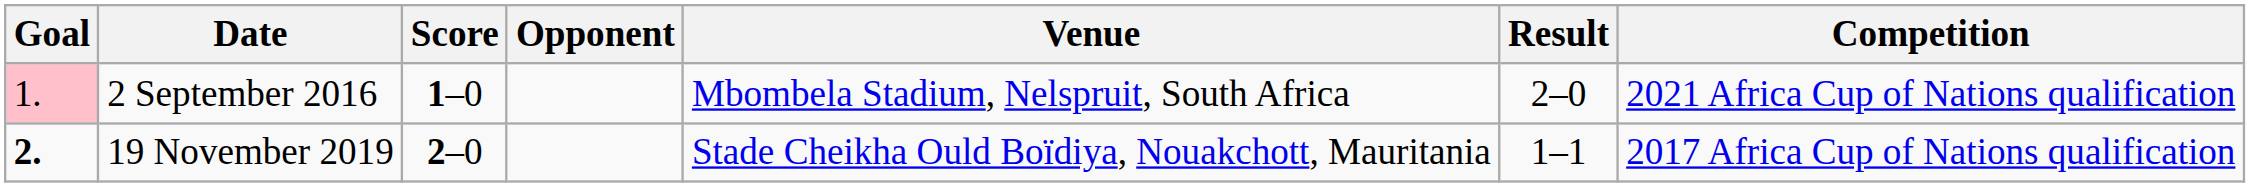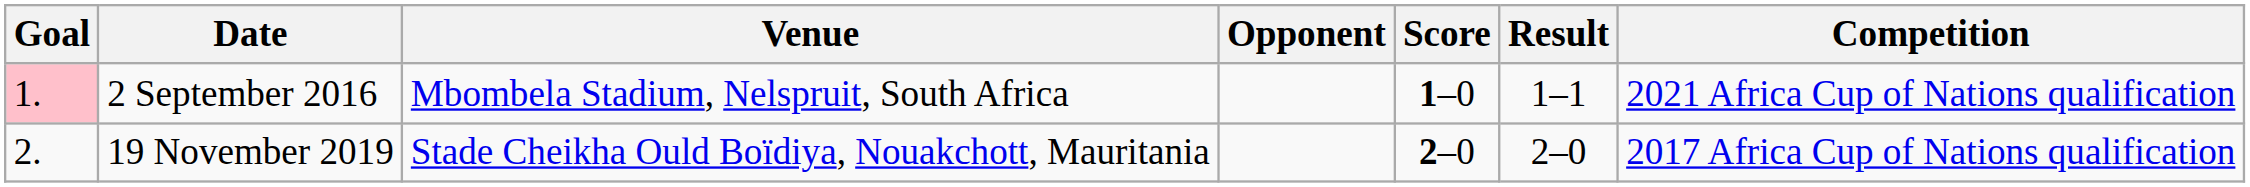columns swapped: (1091, 33) <-> (455, 33)
(1559, 92) 2–0 -> (1559, 92) 1–1
(28, 151) bold -> (28, 151) normal
(1559, 151) 1–1 -> (1559, 151) 2–0
